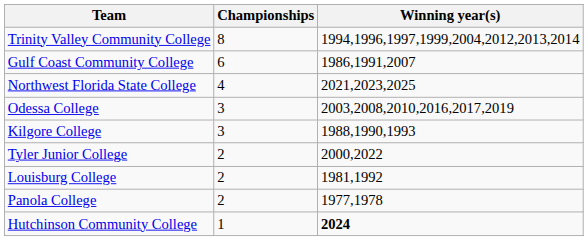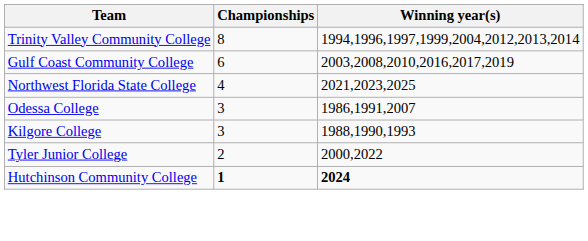(368, 62) 1986,1991,2007 -> (417, 62) 2003,2008,2010,2016,2017,2019
(417, 108) 2003,2008,2010,2016,2017,2019 -> (368, 108) 1986,1991,2007
- row: (62, 177)
- row: (52, 200)
(221, 223) normal -> (221, 177) bold
